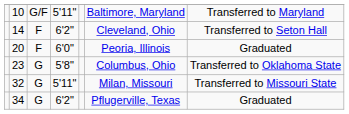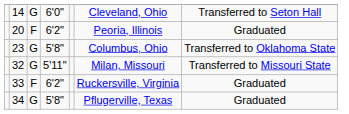- row: (18, 13)
(39, 30) F -> (34, 13) G
(65, 30) 6'2" -> (55, 13) 6'0"
(65, 48) 6'0" -> (55, 30) 6'2"
+ row: (18, 83)
(65, 100) 6'2" -> (55, 100) 5'8"
